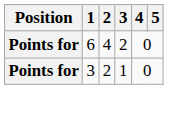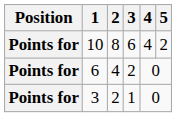+ row: (95, 44)
